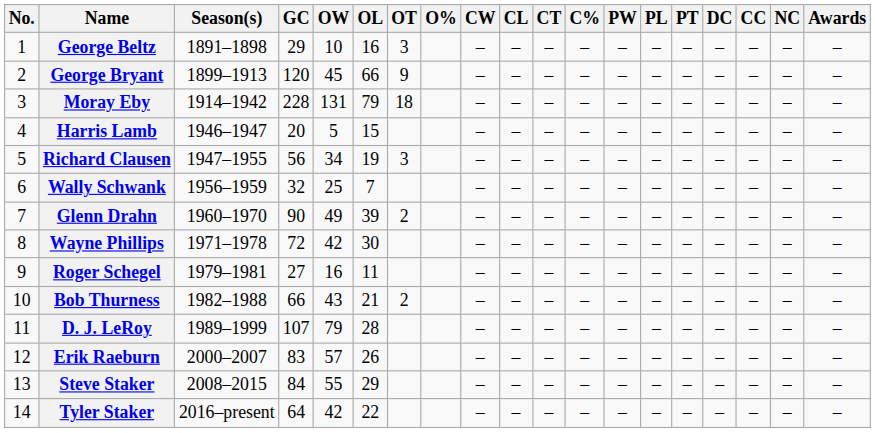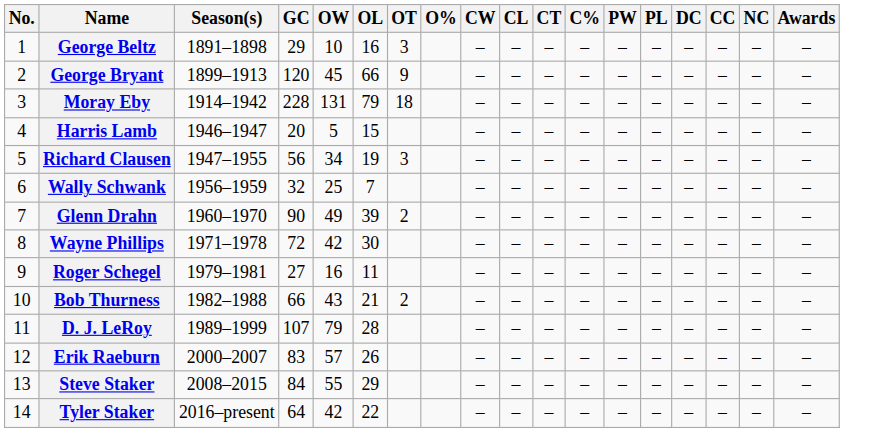- column: (687, 18)
